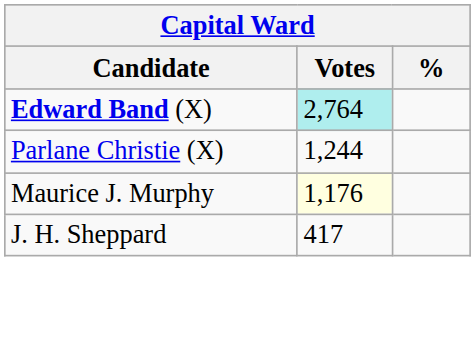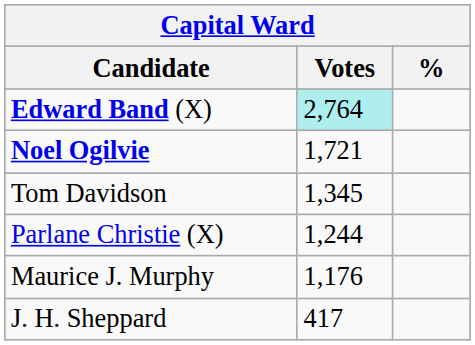+ row: (80, 151)
+ row: (89, 192)
(333, 192) lightyellow background -> (333, 276) no background
